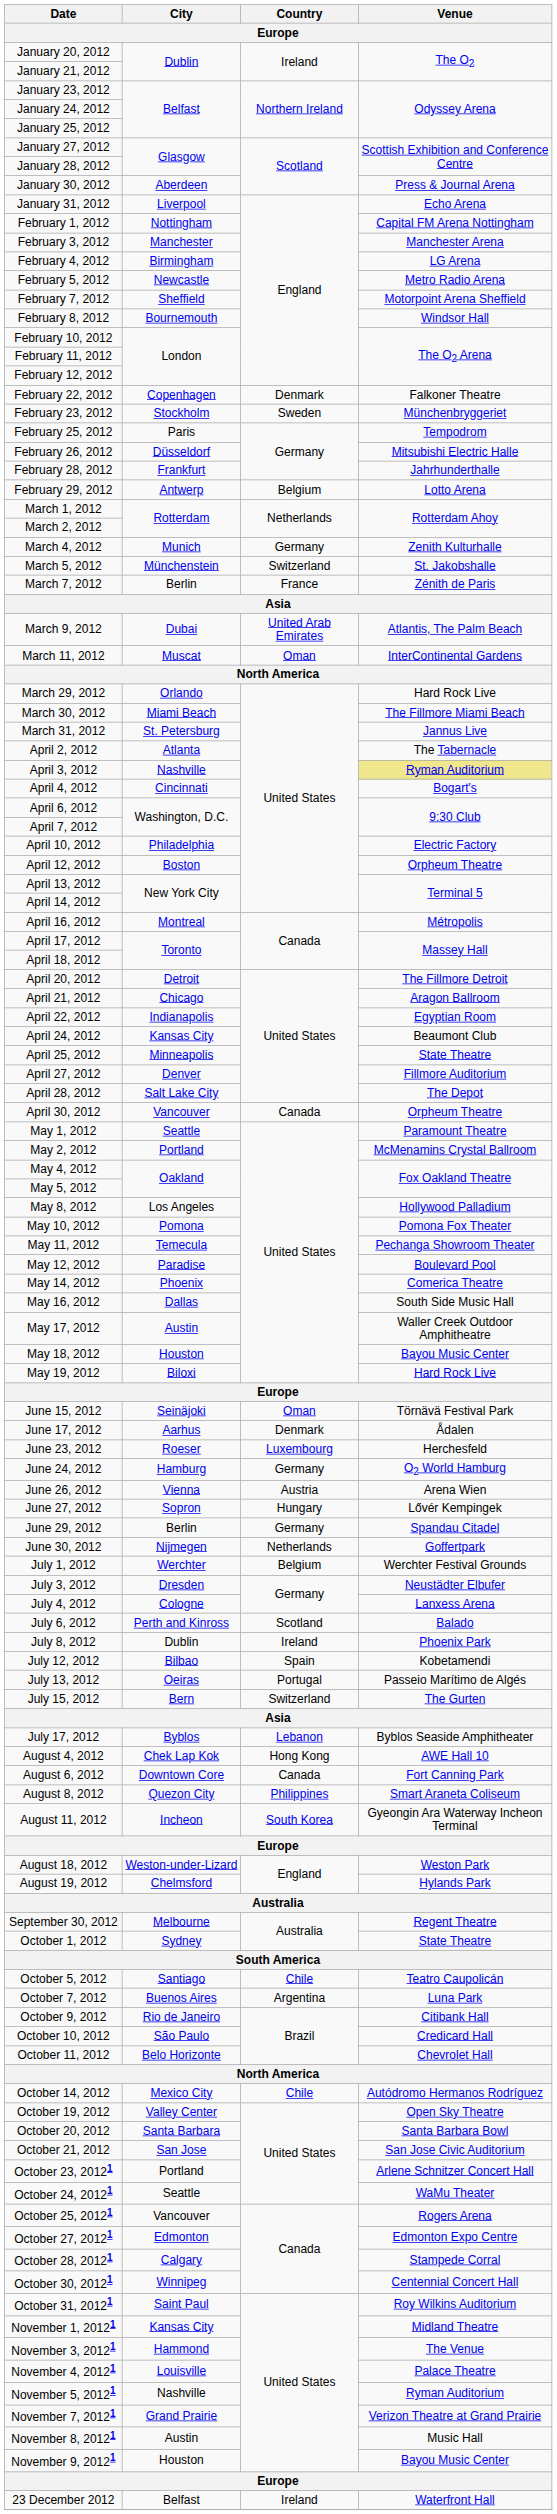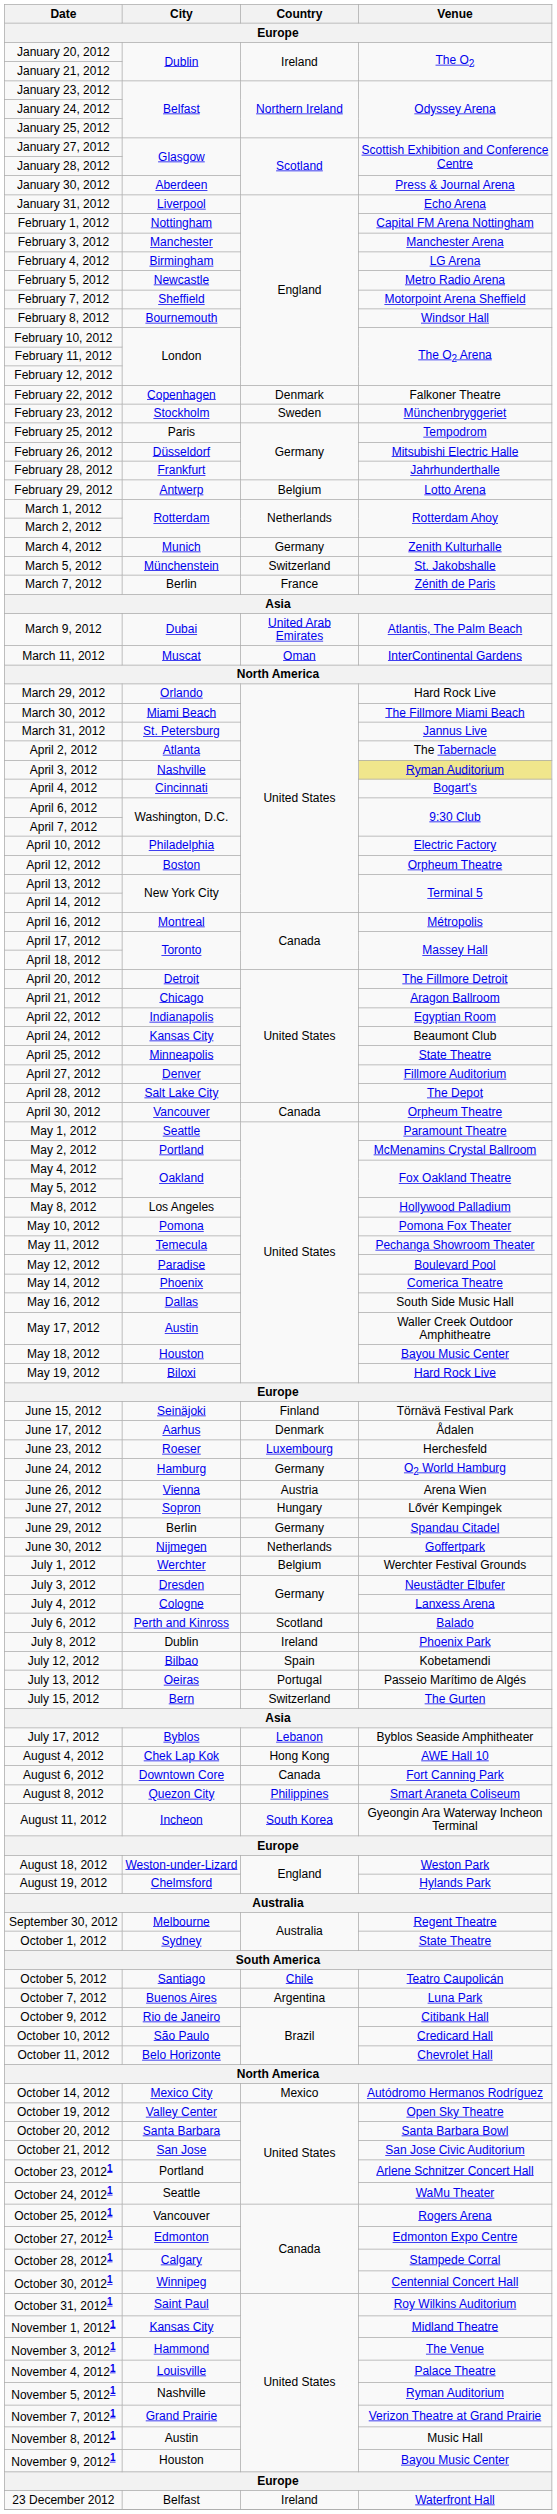(299, 1411) Oman -> (299, 1411) Finland
(299, 2093) Chile -> (299, 2093) Mexico
